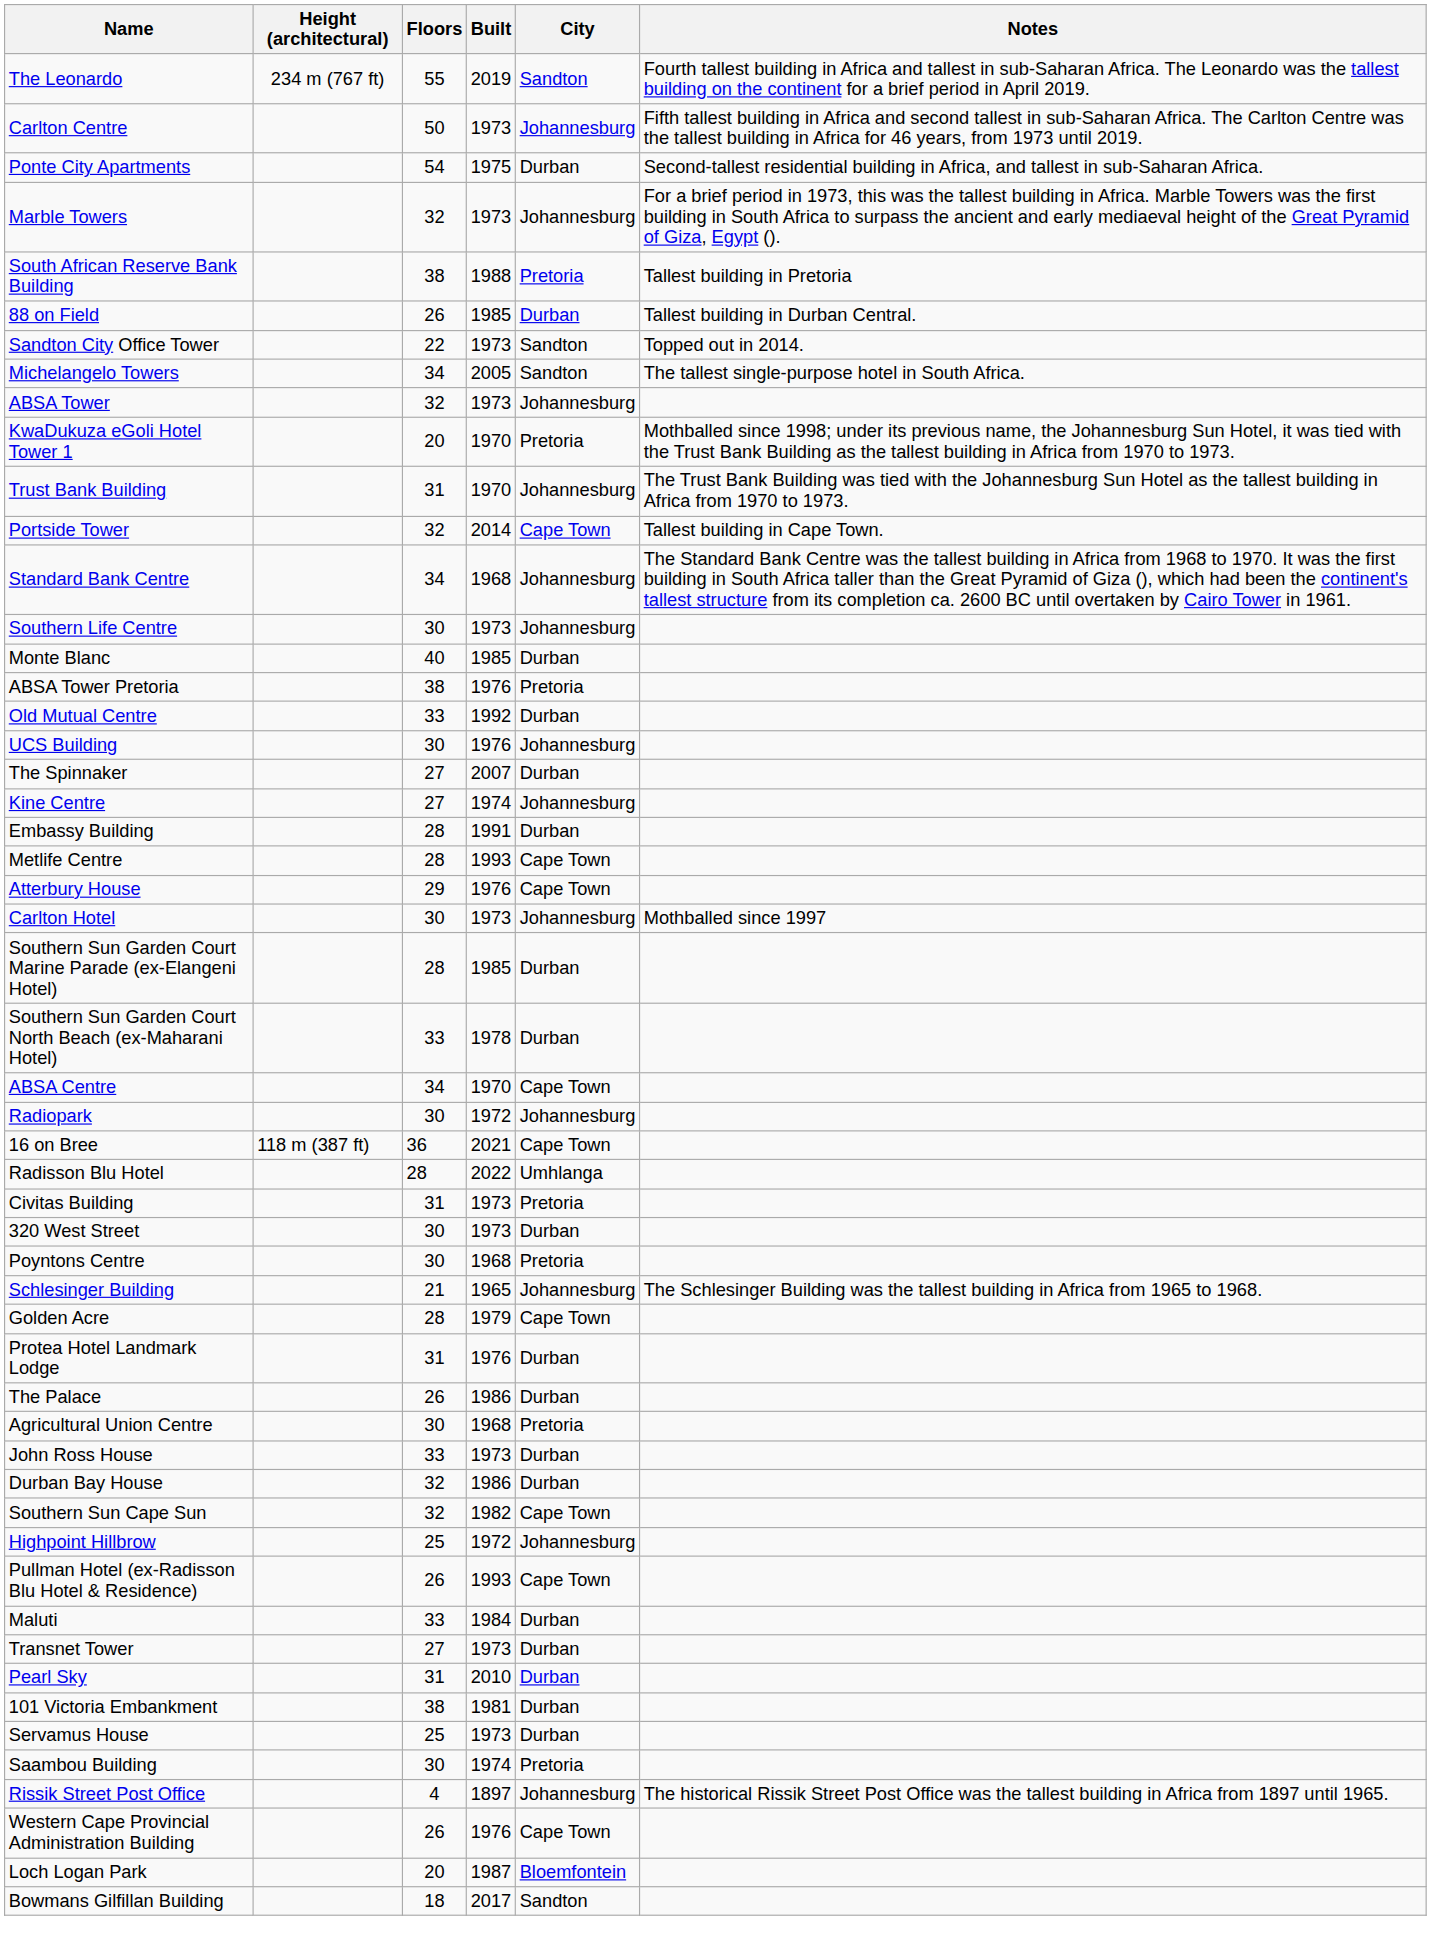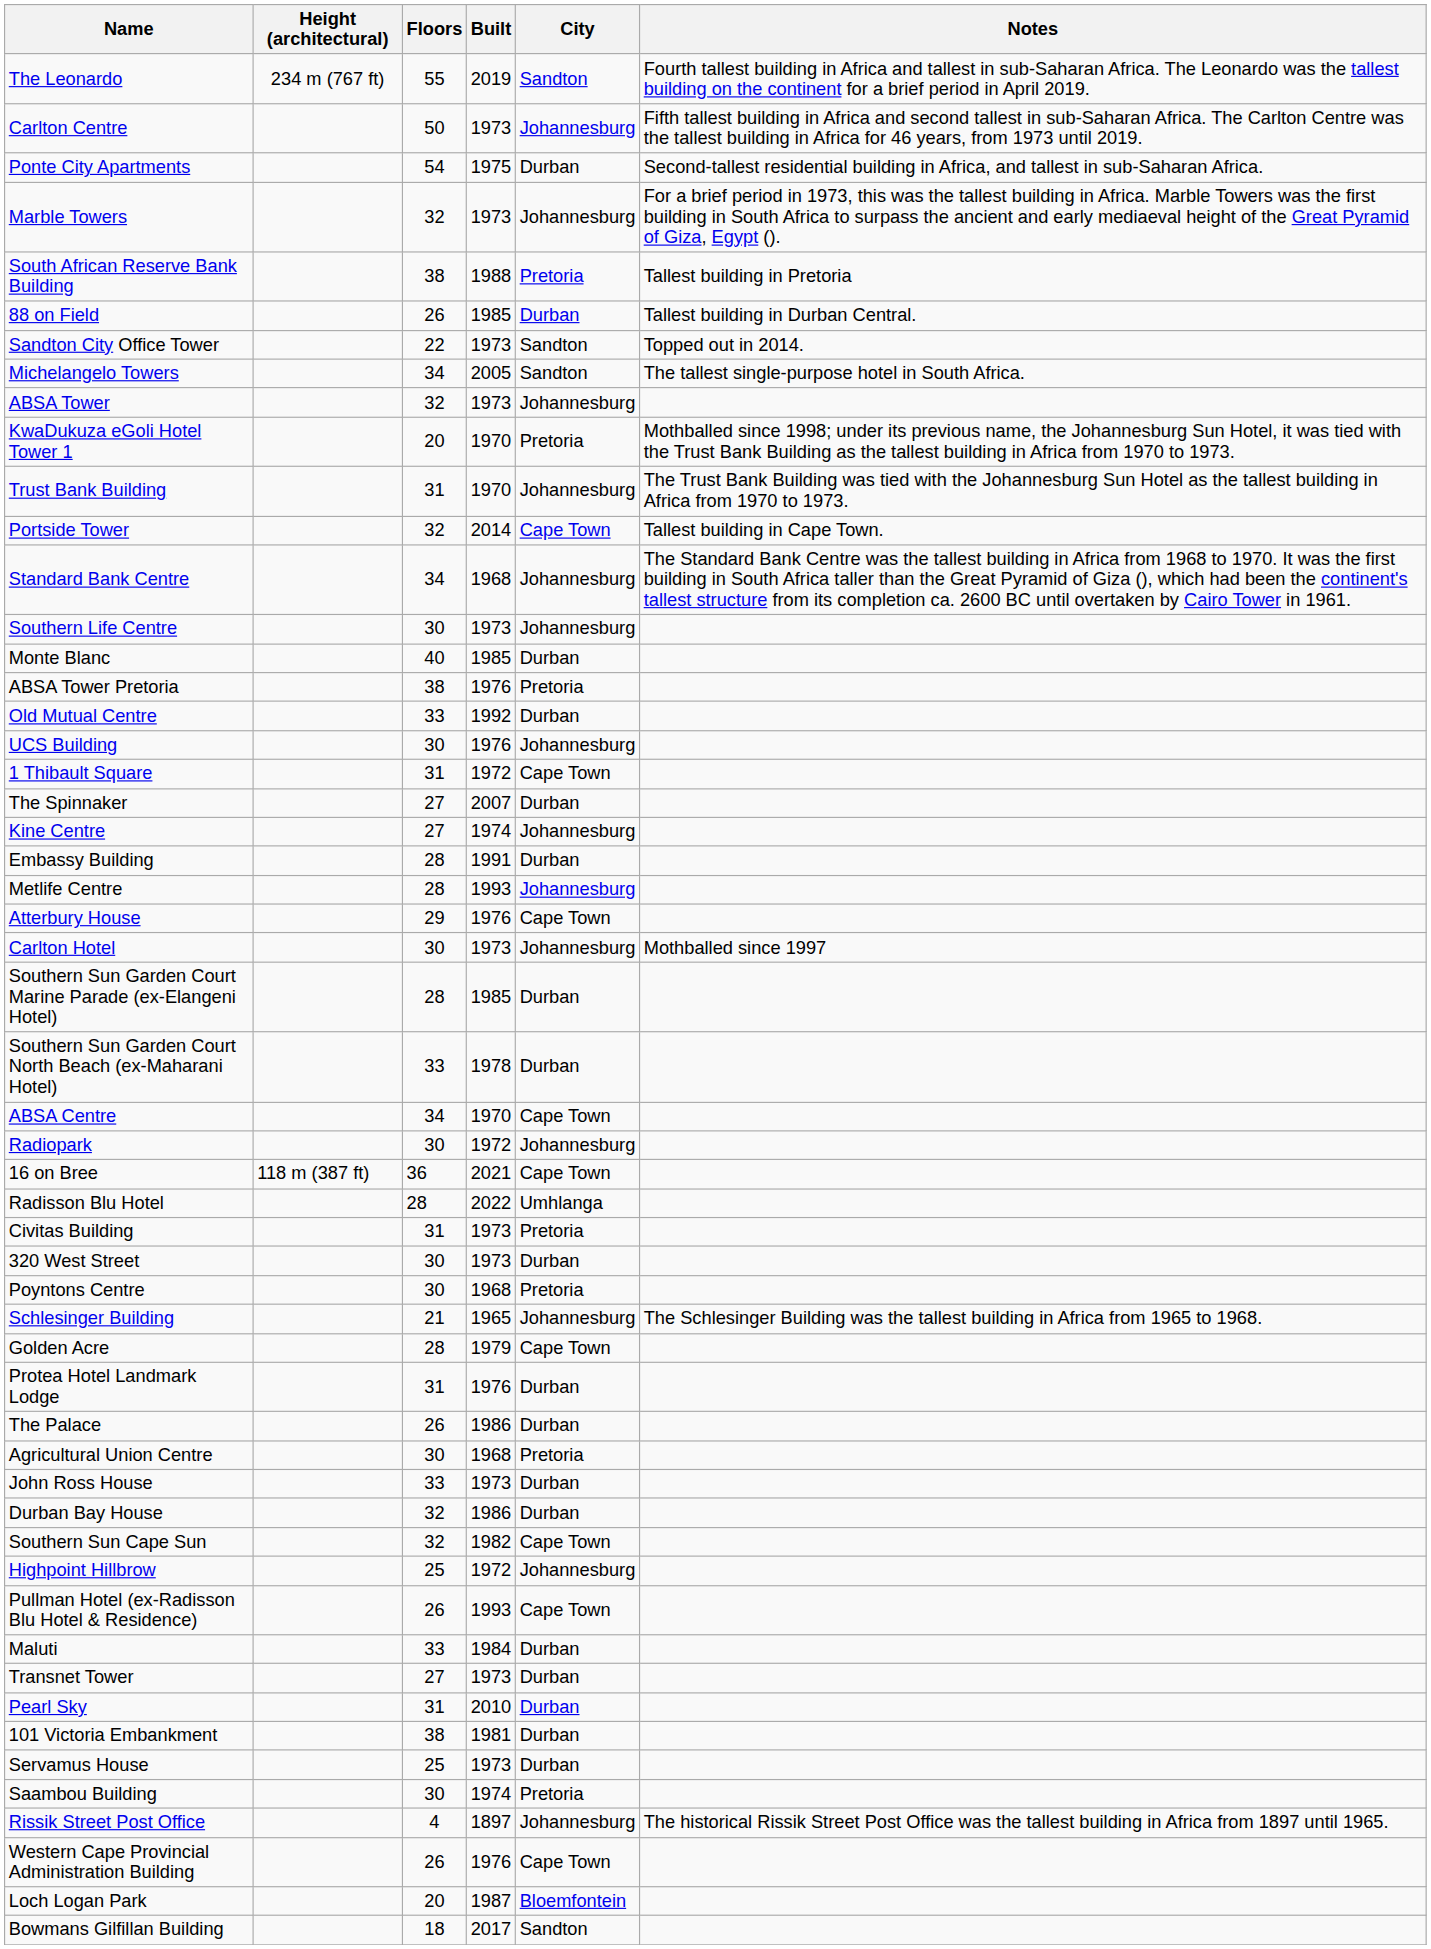+ row: (81, 773)
(565, 860) Cape Town -> (577, 889) Johannesburg
